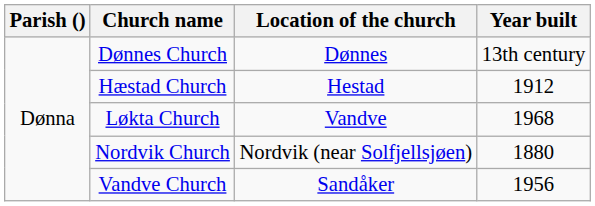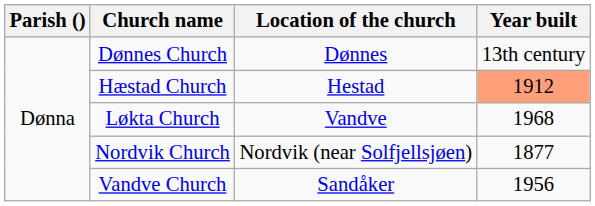(534, 86) no background -> (534, 86) lightsalmon background
(534, 151) 1880 -> (534, 151) 1877
